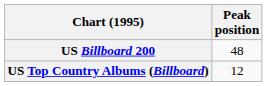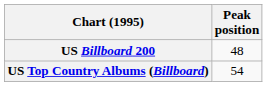(237, 71) 12 -> (237, 71) 54
